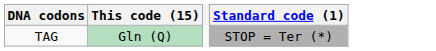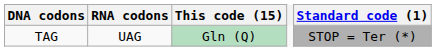+ column: (130, 15)
